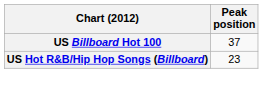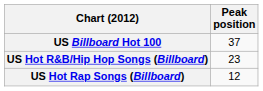+ row: (107, 77)
